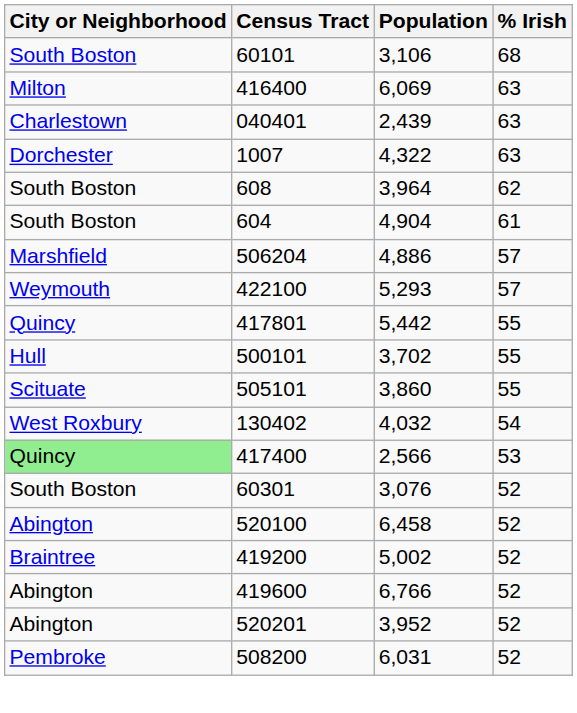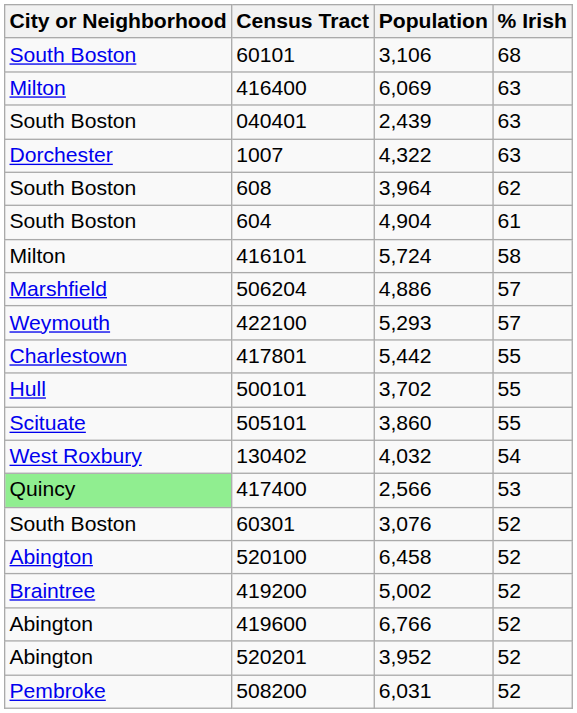(68, 121) Charlestown -> (73, 121) South Boston
+ row: (272, 255)
(42, 322) Quincy -> (68, 356) Charlestown
